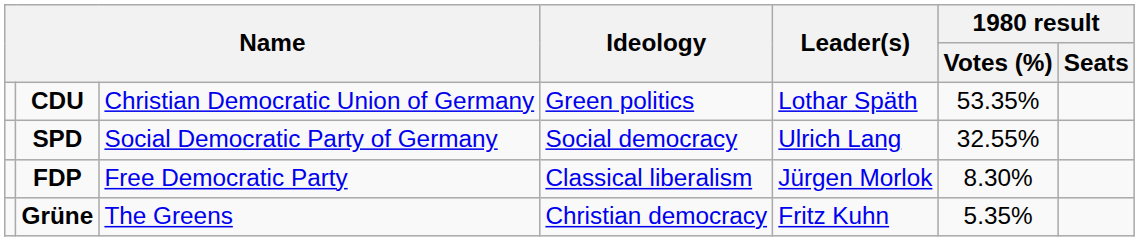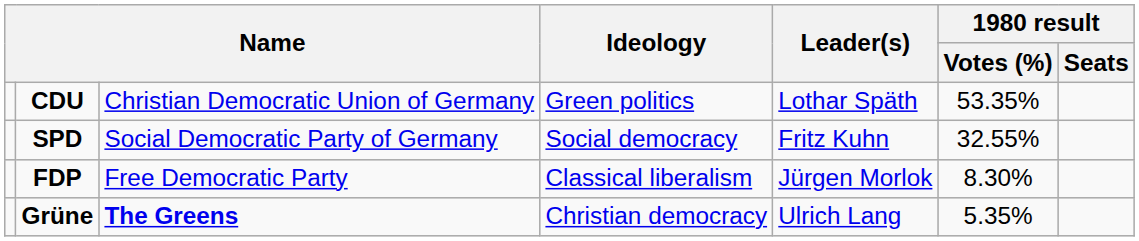(840, 139) Ulrich Lang -> (834, 139) Fritz Kuhn
(169, 216) normal -> (171, 216) bold
(834, 216) Fritz Kuhn -> (840, 216) Ulrich Lang
